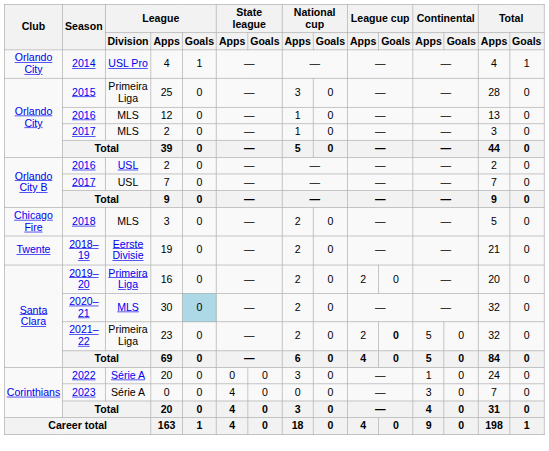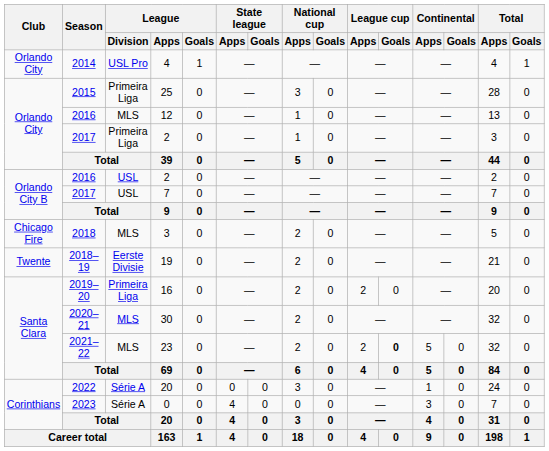(128, 132) MLS -> (128, 138) Primeira Liga
(199, 307) lightblue background -> (199, 319) no background
(128, 336) Primeira Liga -> (128, 348) MLS
